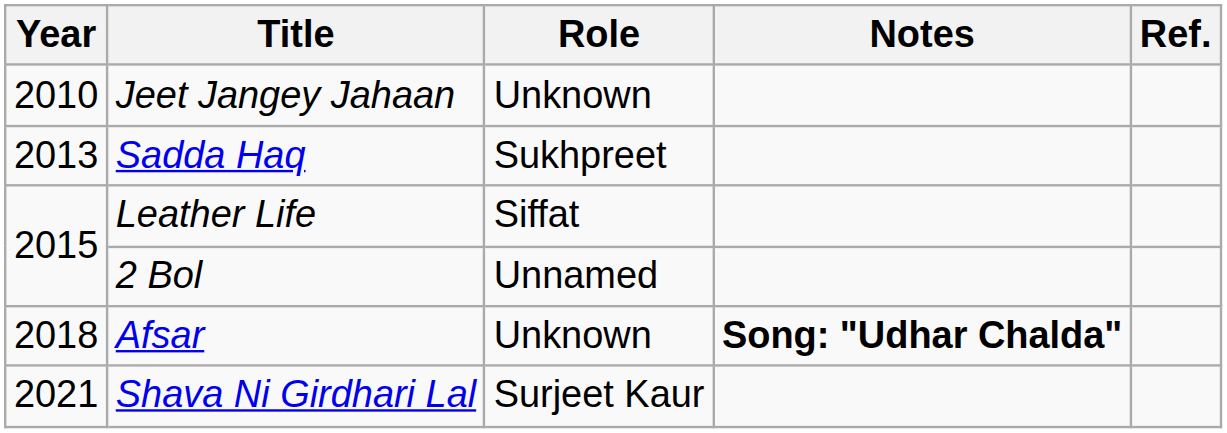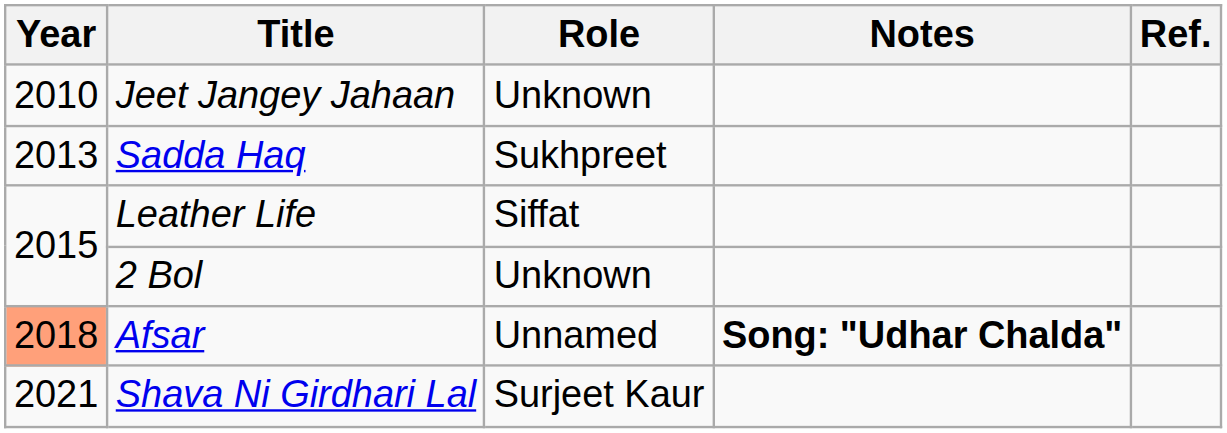(576, 275) Unnamed -> (573, 275) Unknown
(56, 335) no background -> (56, 335) lightsalmon background
(573, 335) Unknown -> (576, 335) Unnamed
